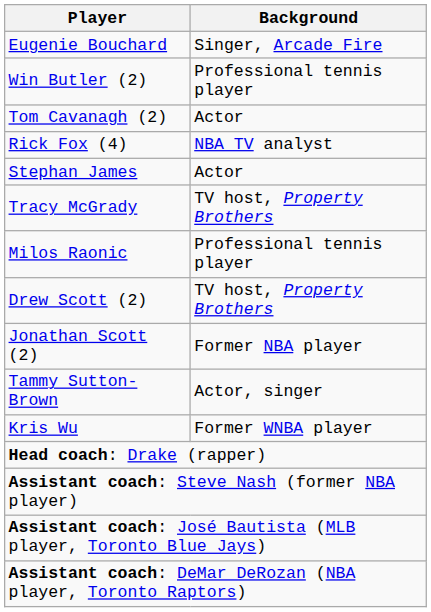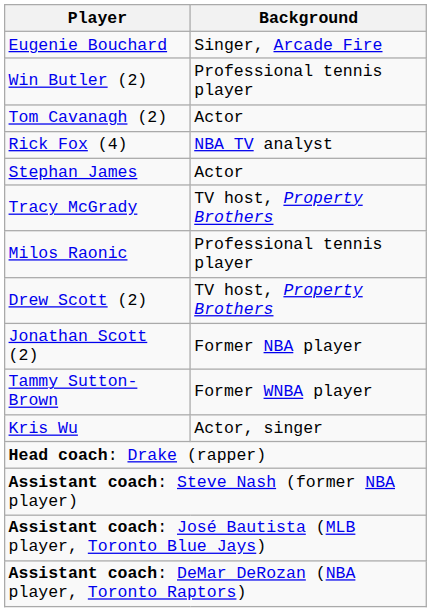(259, 392) Actor, singer -> (283, 392) Former WNBA player
(283, 428) Former WNBA player -> (259, 428) Actor, singer
